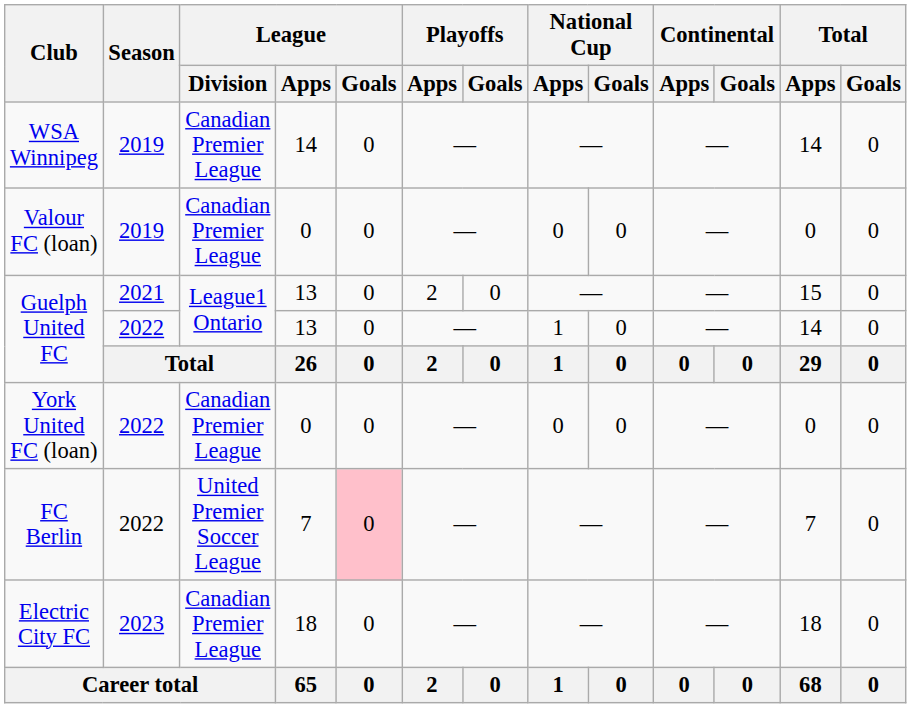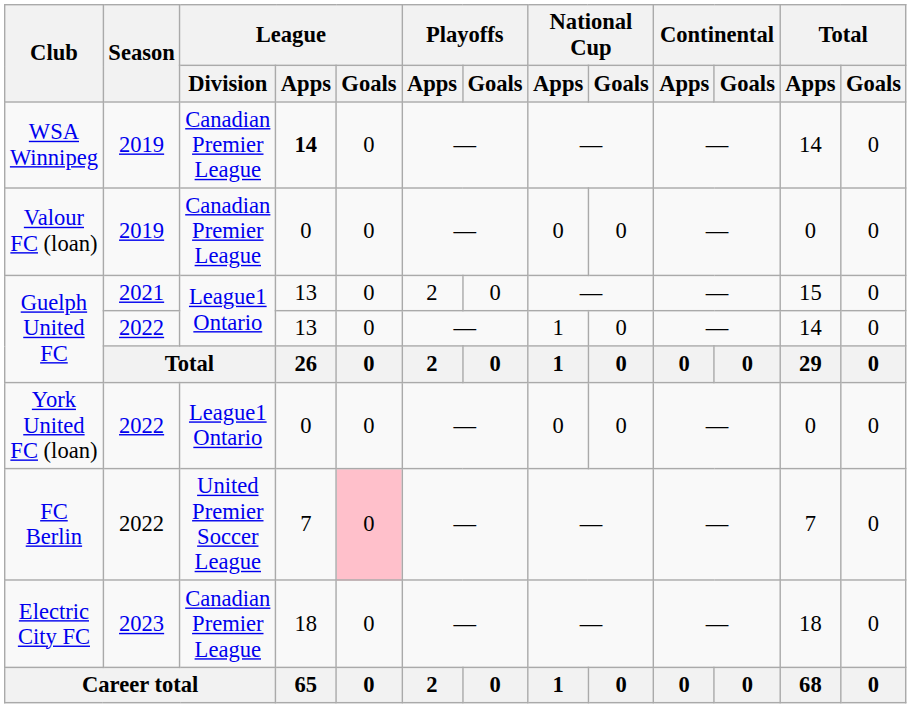(306, 144) normal -> (306, 144) bold
(228, 425) Canadian Premier League -> (228, 425) League1 Ontario
